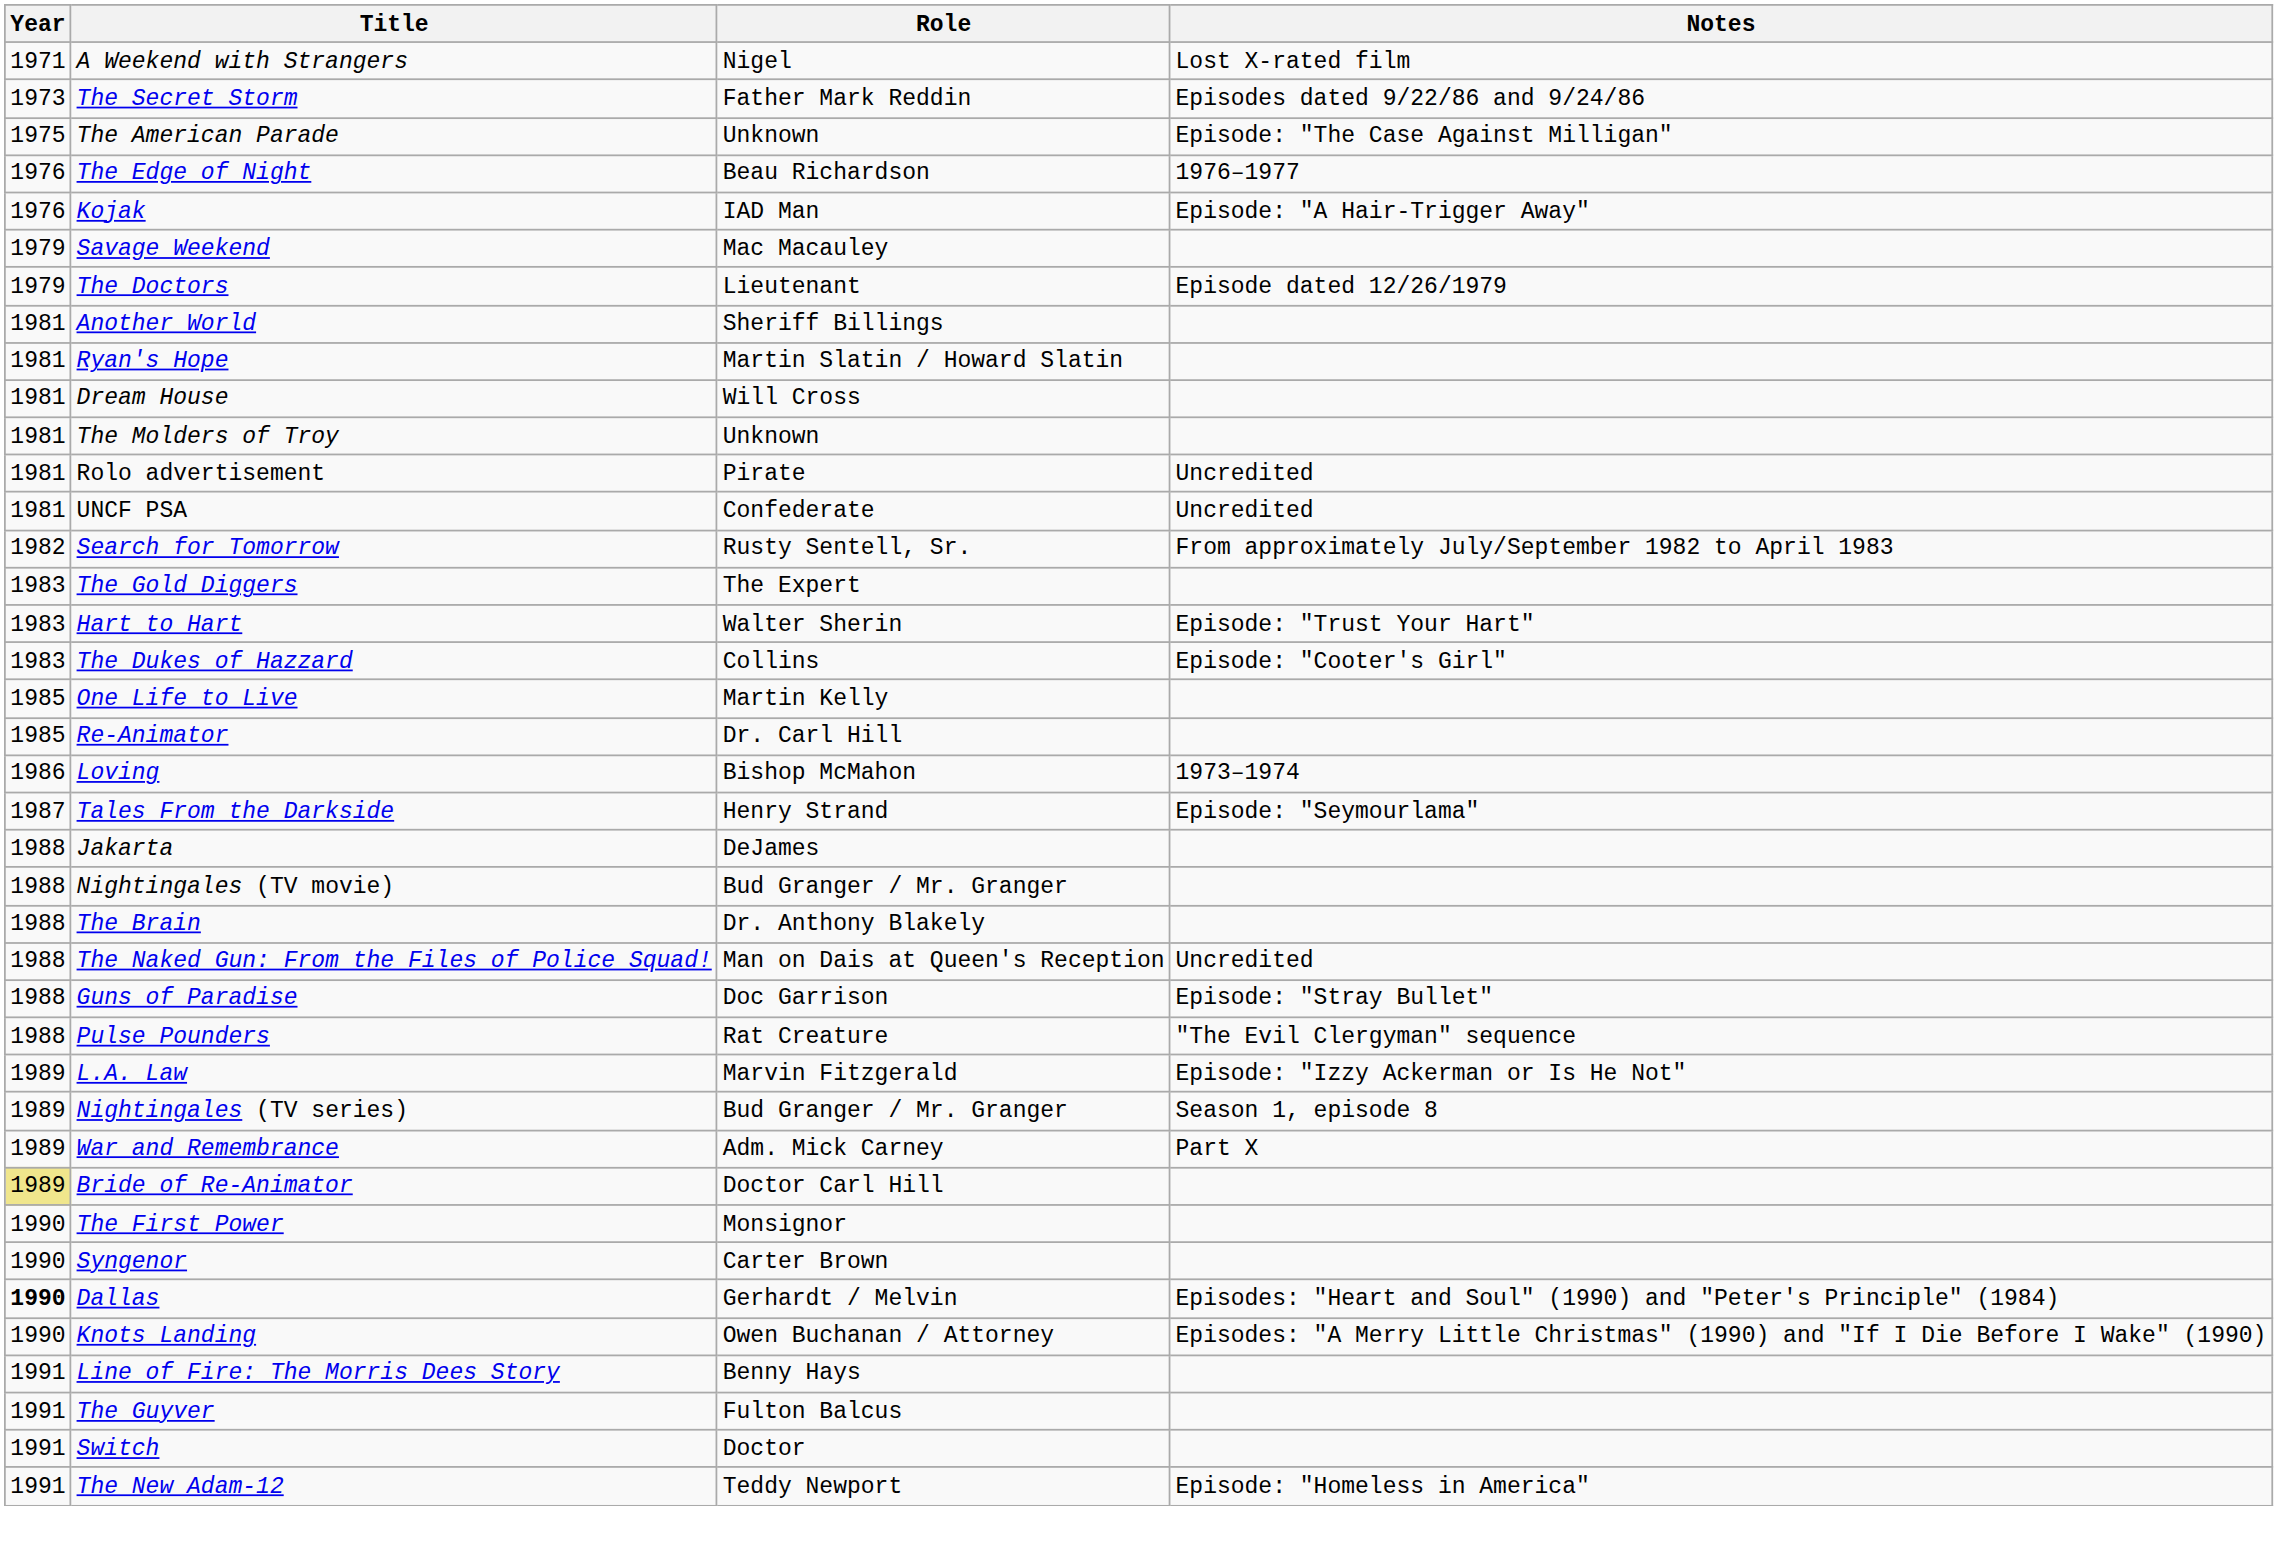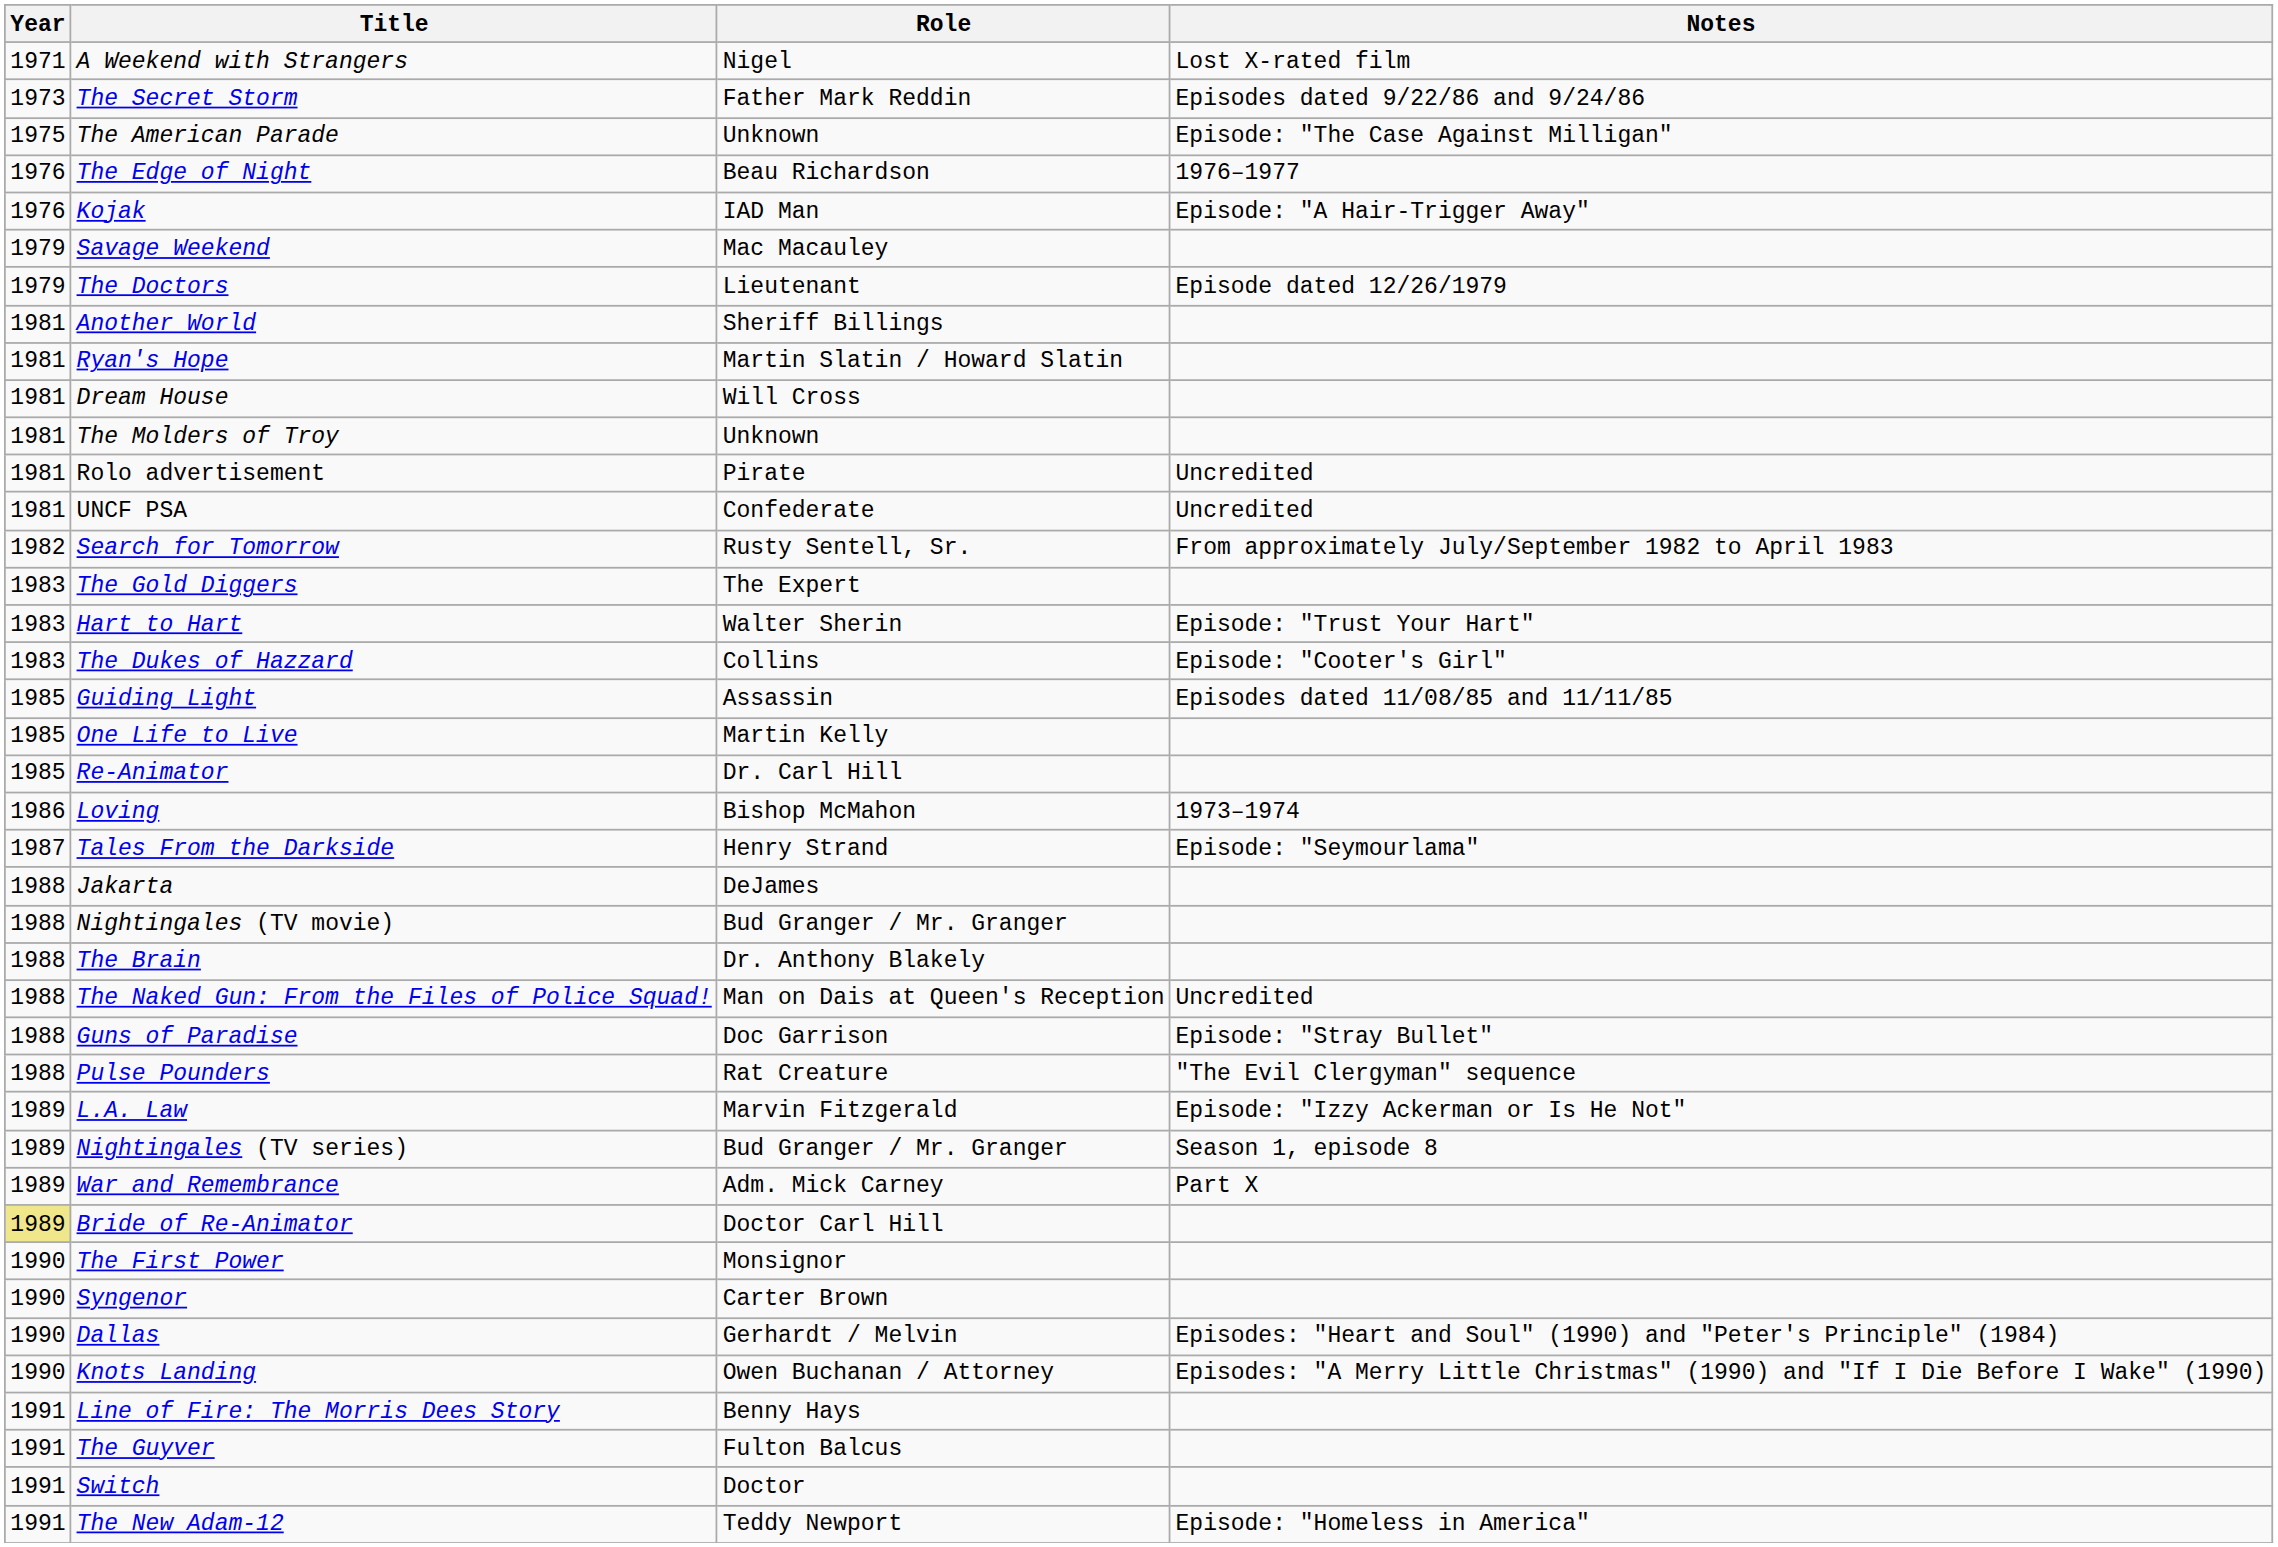+ row: (166, 699)
(38, 1299) bold -> (38, 1336) normal
